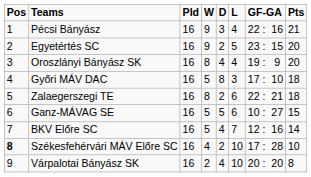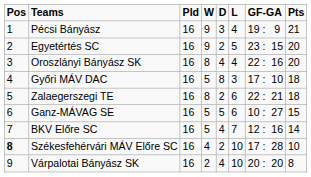(265, 29) 22 : 16 -> (264, 29) 19 : 9
(264, 63) 19 : 9 -> (265, 63) 22 : 16
